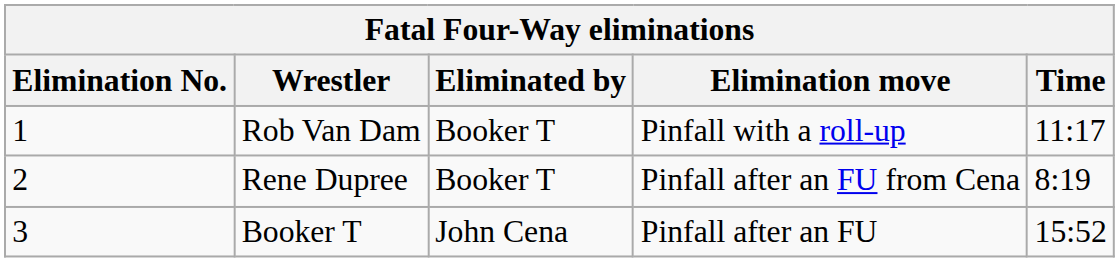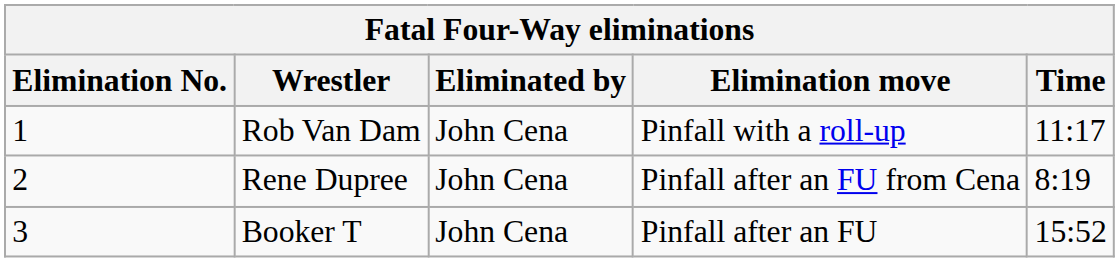(495, 130) Booker T -> (502, 130) John Cena
(495, 180) Booker T -> (502, 180) John Cena
